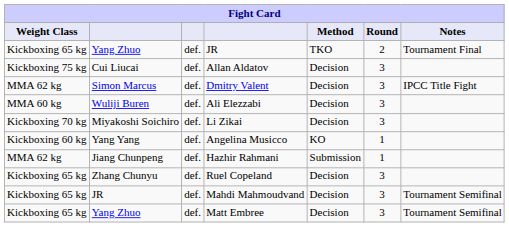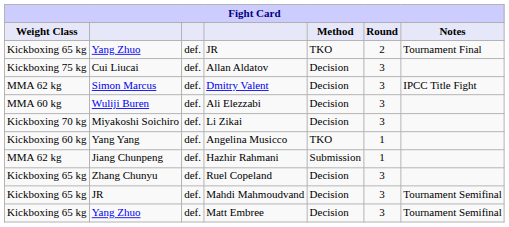(318, 140) KO -> (321, 140) TKO
